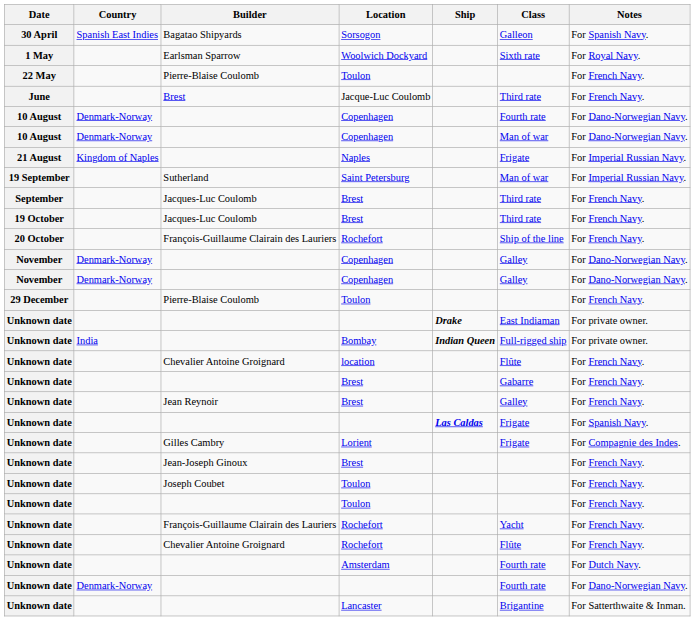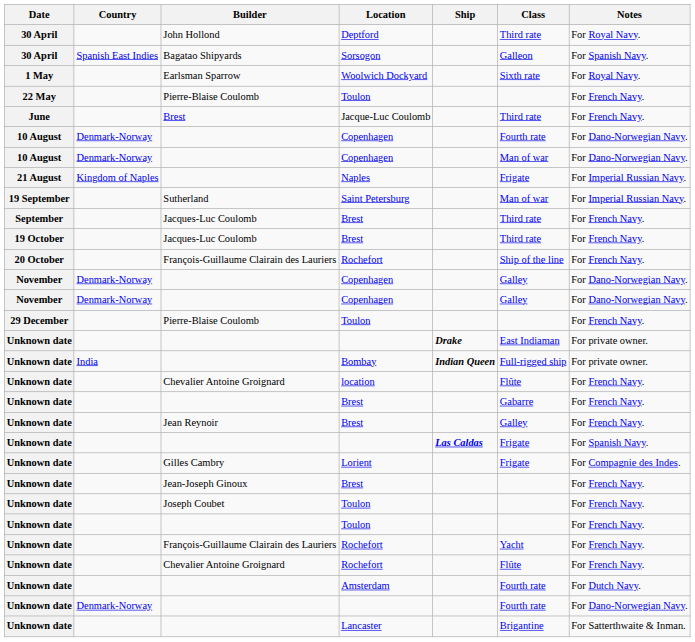+ row: (192, 35)
